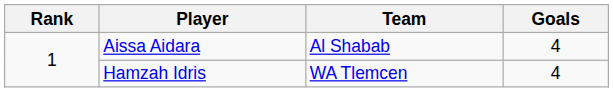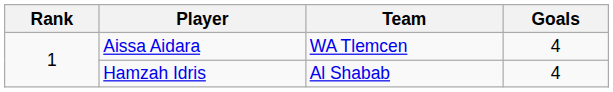(350, 46) Al Shabab -> (359, 46) WA Tlemcen
(359, 74) WA Tlemcen -> (350, 74) Al Shabab
